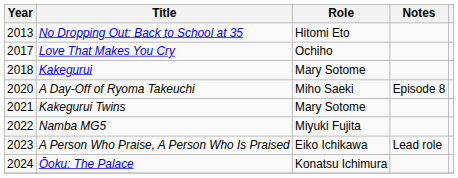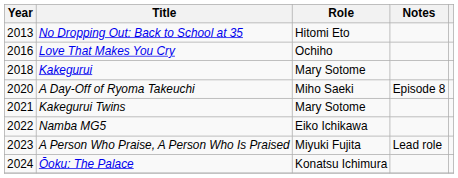(20, 51) 2017 -> (20, 51) 2016
(328, 126) Miyuki Fujita -> (331, 126) Eiko Ichikawa
(331, 145) Eiko Ichikawa -> (328, 145) Miyuki Fujita
